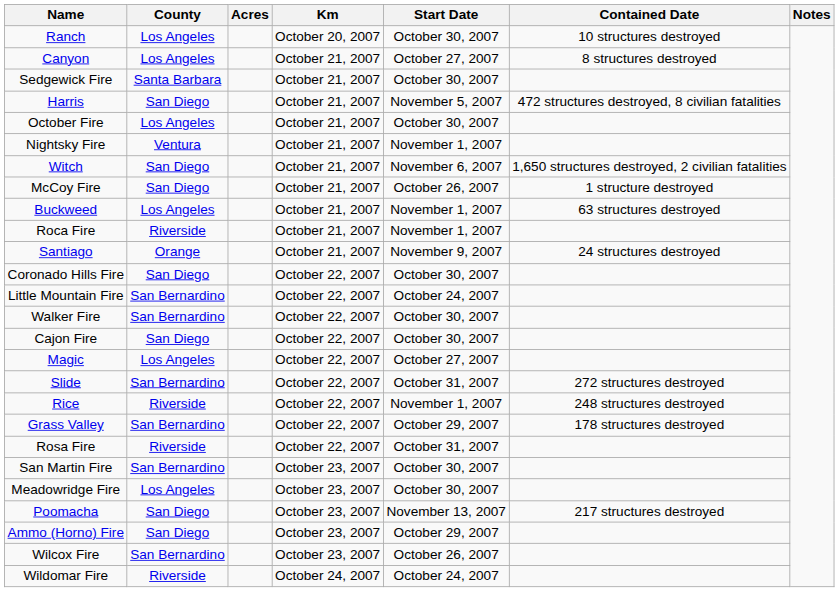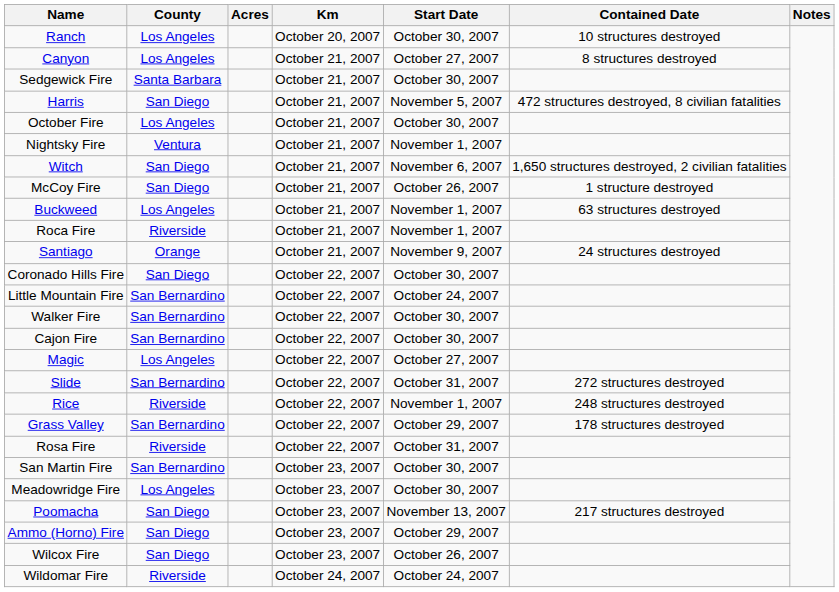(177, 338) San Diego -> (177, 338) San Bernardino
(177, 554) San Bernardino -> (177, 554) San Diego
